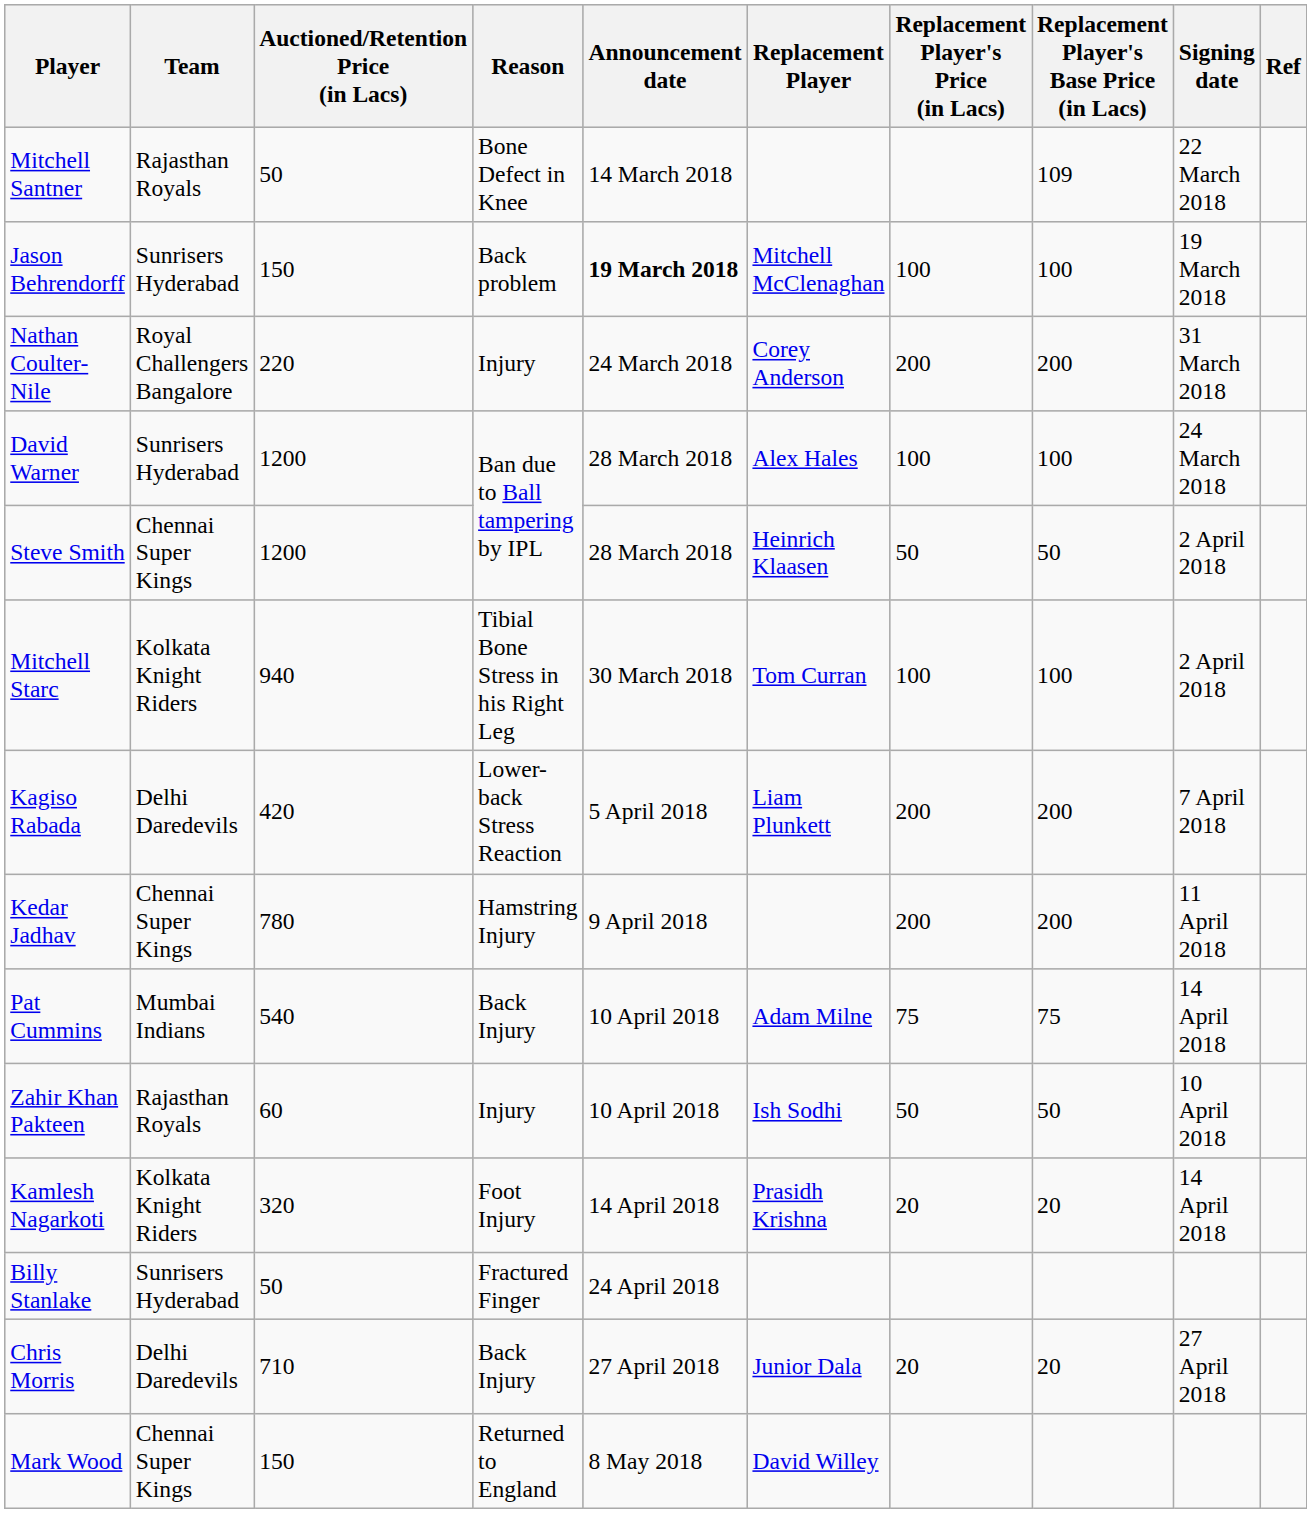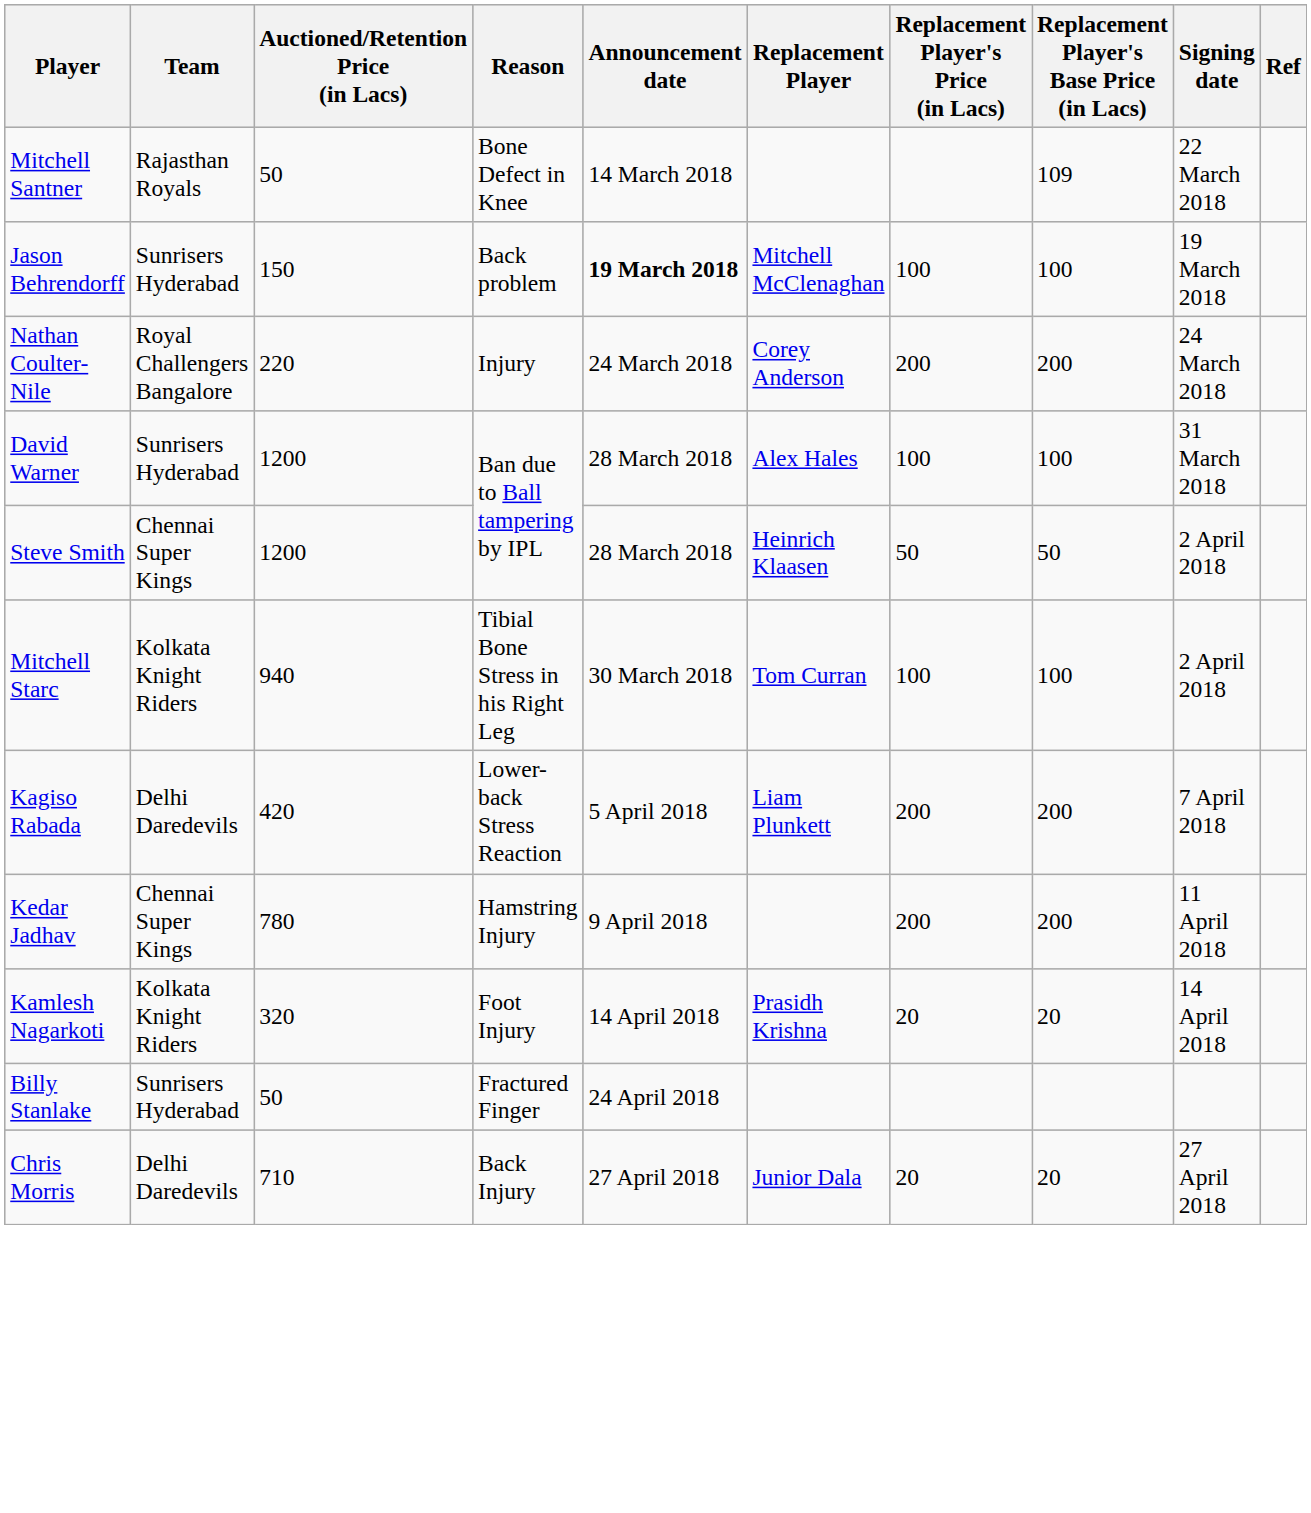(1210, 363) 31 March 2018 -> (1210, 363) 24 March 2018
(1210, 458) 24 March 2018 -> (1210, 458) 31 March 2018
- row: (56, 1015)
- row: (64, 1110)
- row: (66, 1460)
